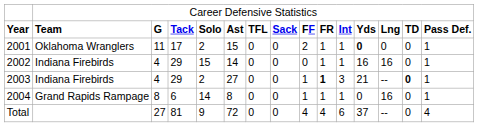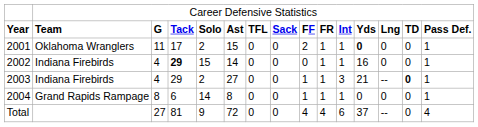(176, 63) normal -> (176, 63) bold
(387, 63) 16 -> (384, 63) 0
(323, 79) bold -> (323, 79) normal
(387, 96) 16 -> (384, 96) 0
